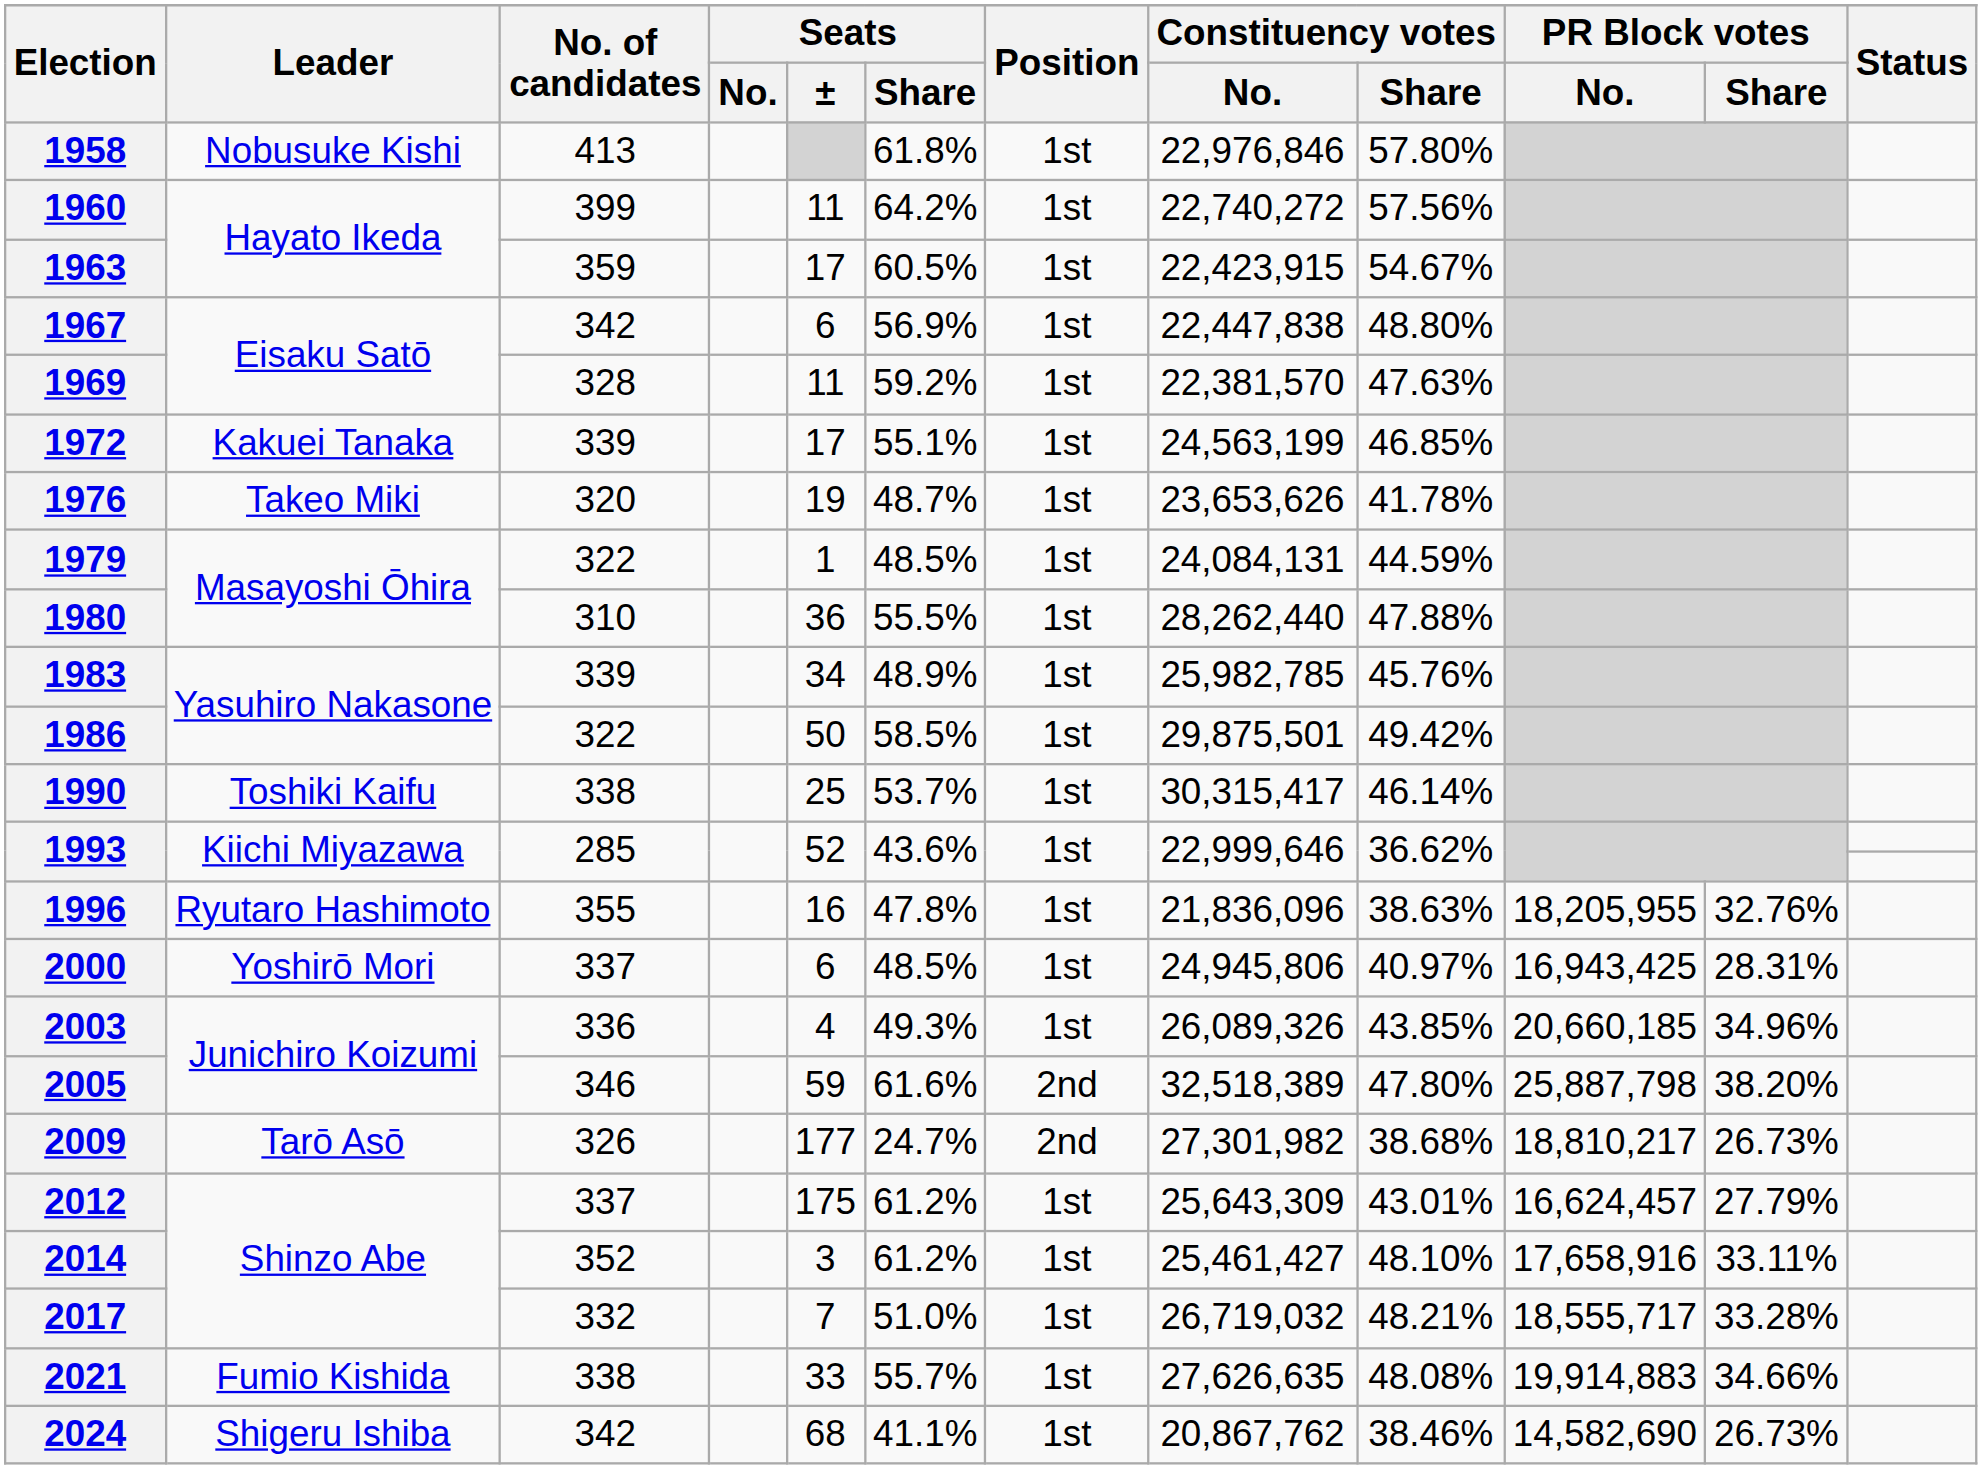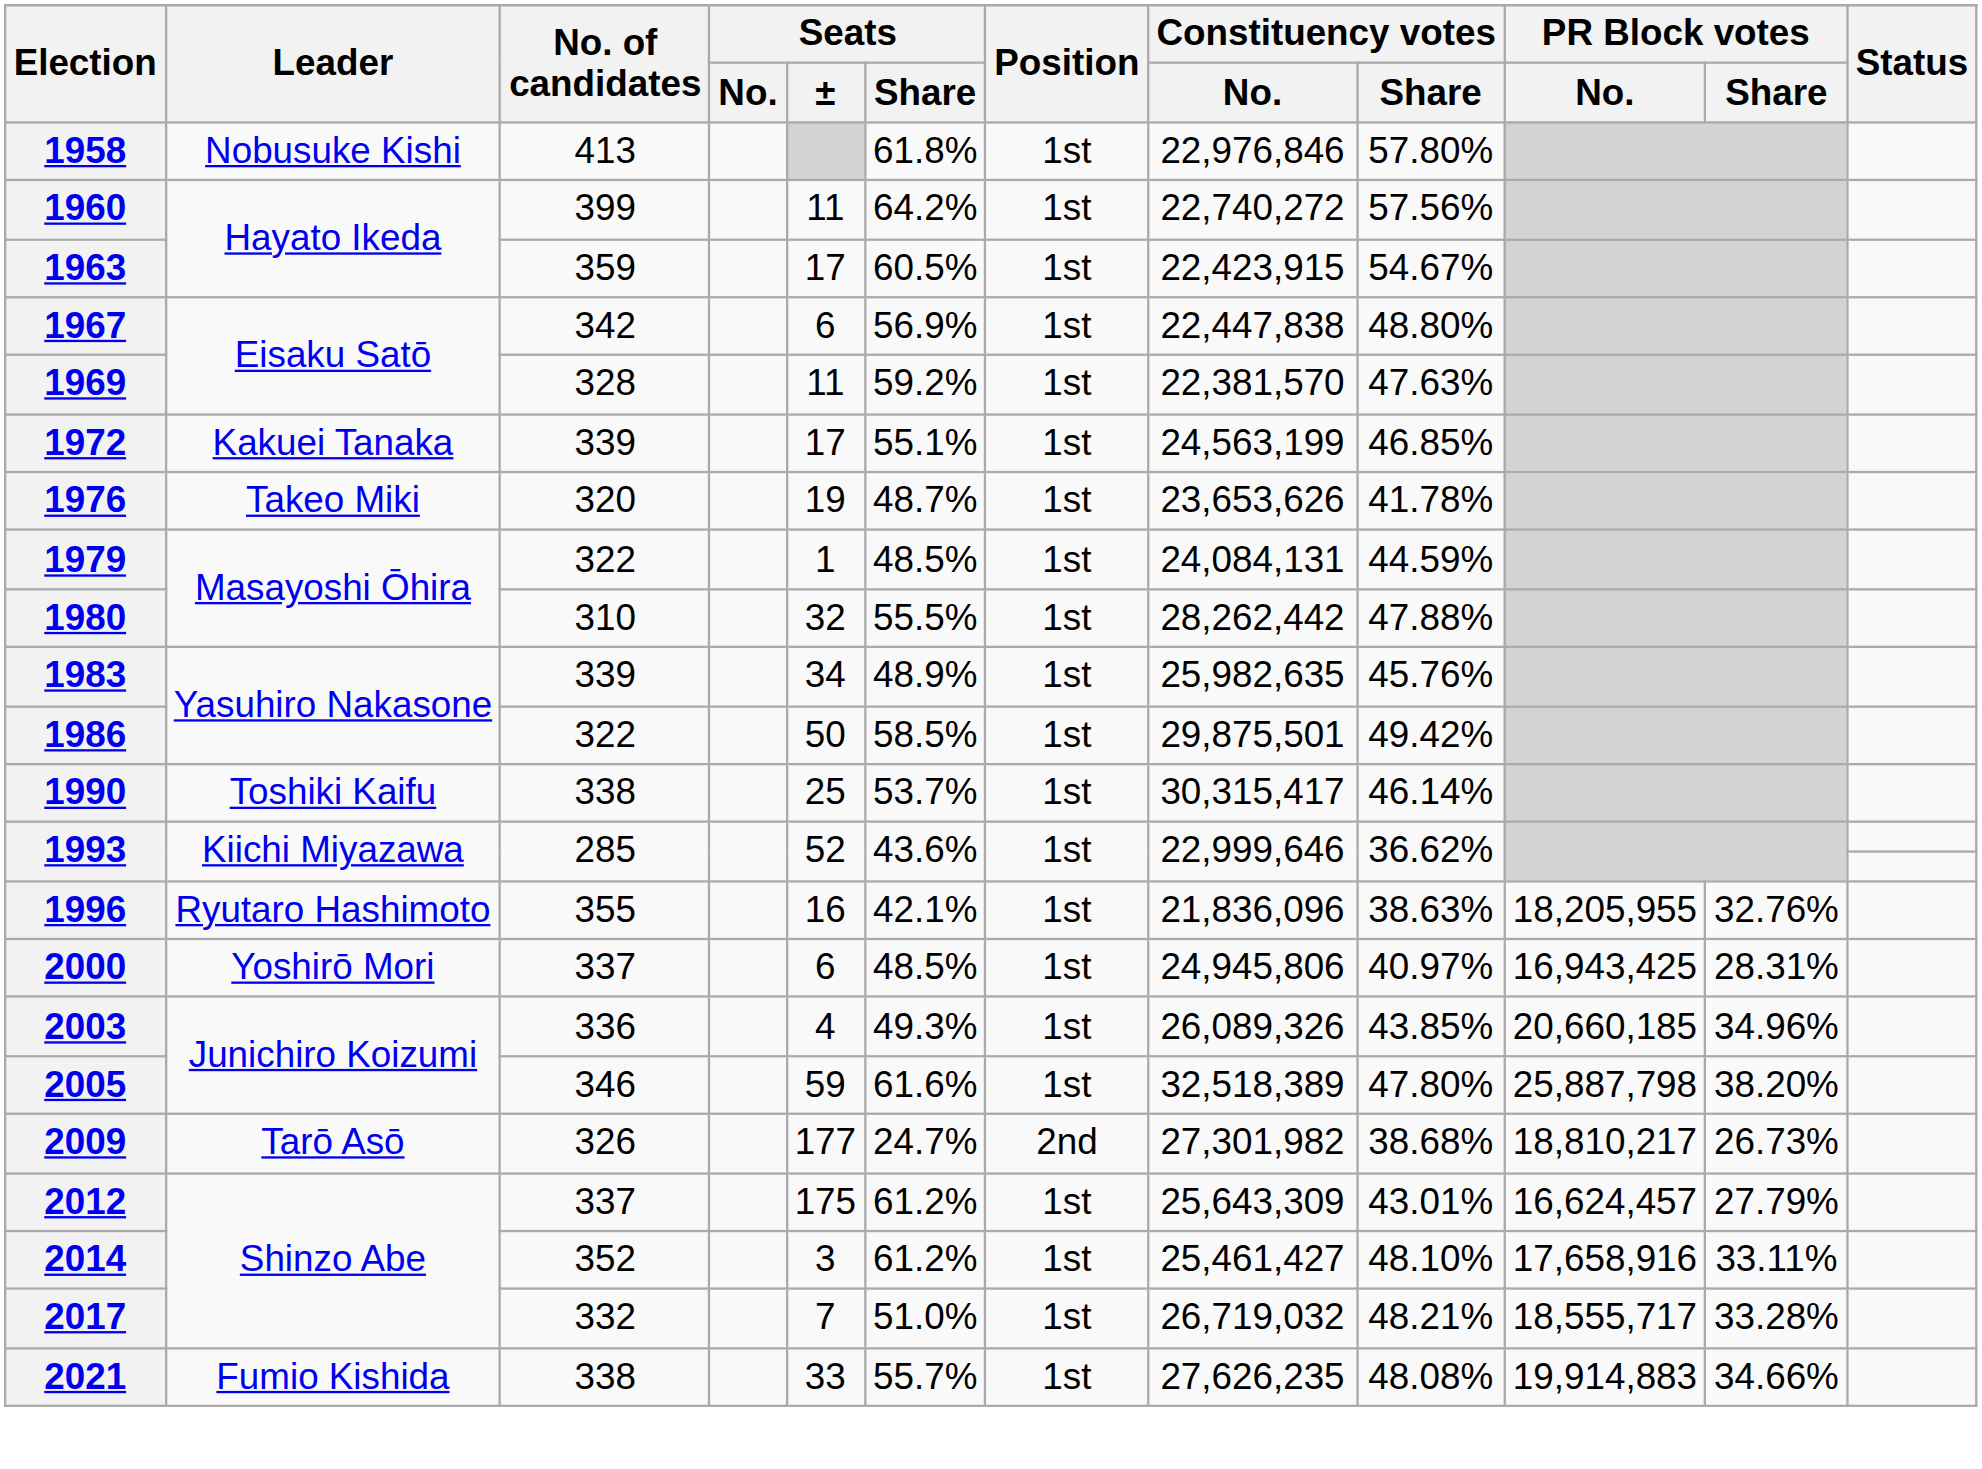(825, 617) 36 -> (825, 617) 32
(1252, 617) 28,262,440 -> (1252, 617) 28,262,442
(1252, 675) 25,982,785 -> (1252, 675) 25,982,635
(925, 909) 47.8% -> (925, 909) 42.1%
(1067, 1084) 2nd -> (1067, 1084) 1st
(1252, 1376) 27,626,635 -> (1252, 1376) 27,626,235
- row: (85, 1434)
